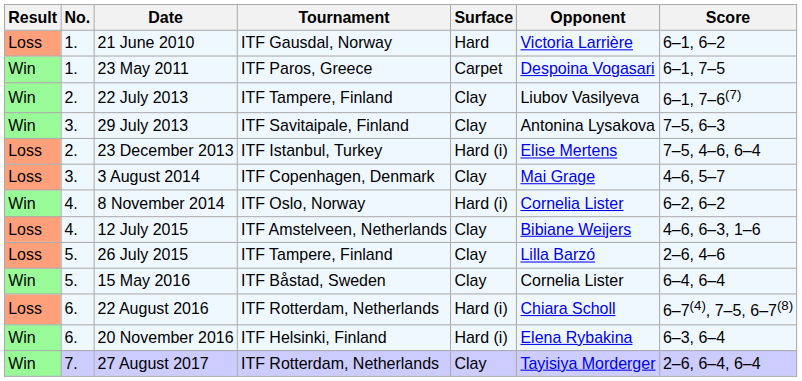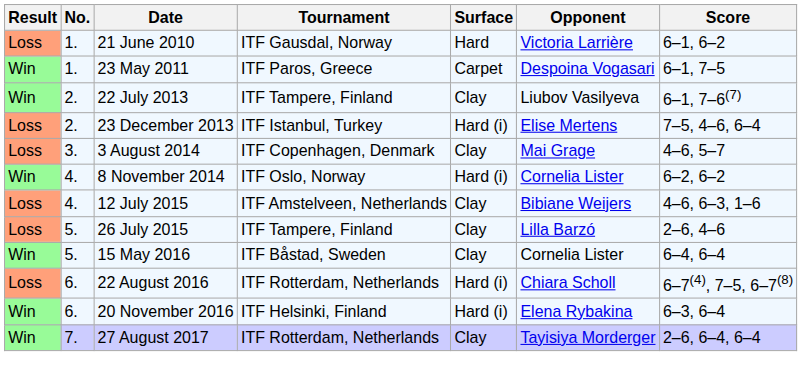- row: (143, 125)
